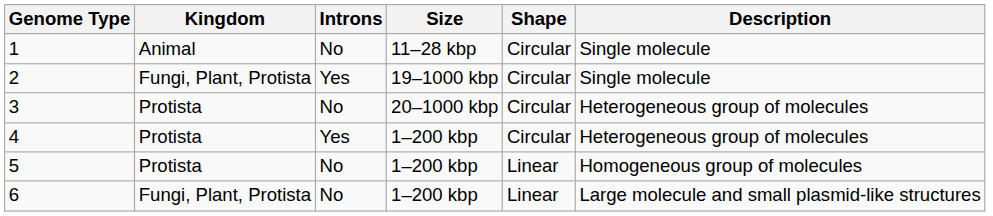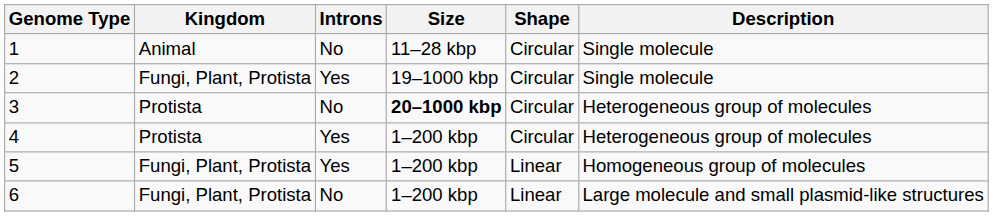(445, 107) normal -> (446, 107) bold
(170, 166) Protista -> (225, 166) Fungi, Plant, Protista
(331, 166) No -> (335, 166) Yes
